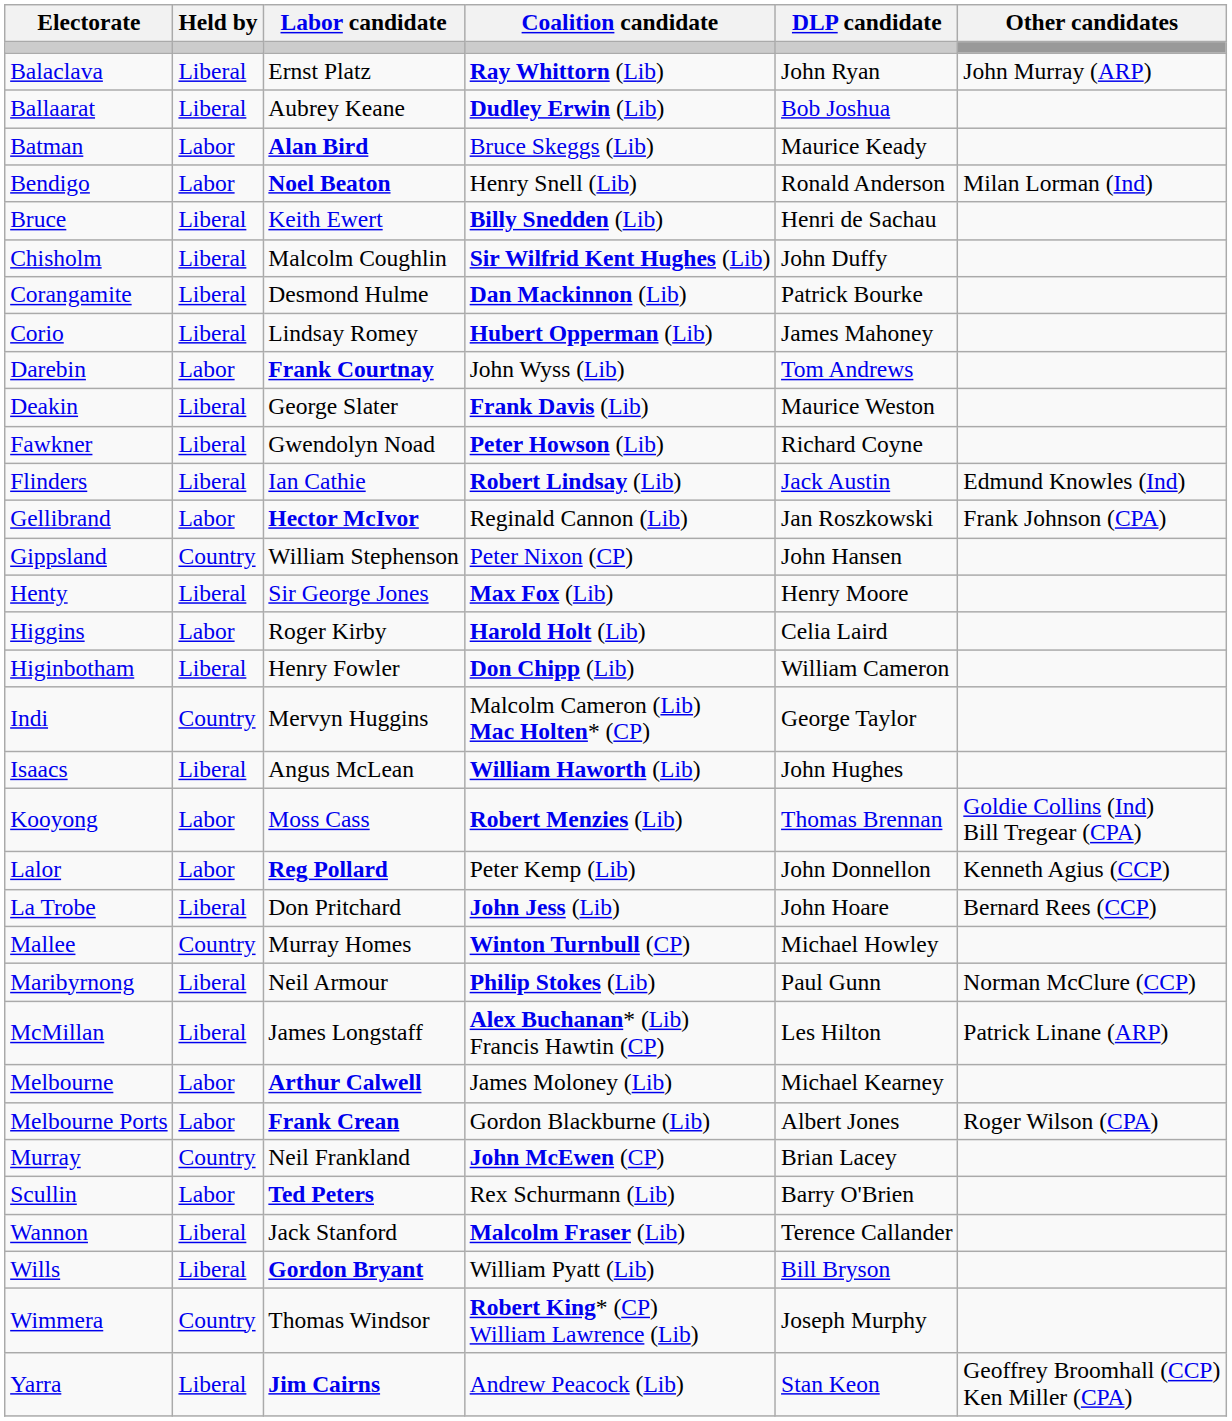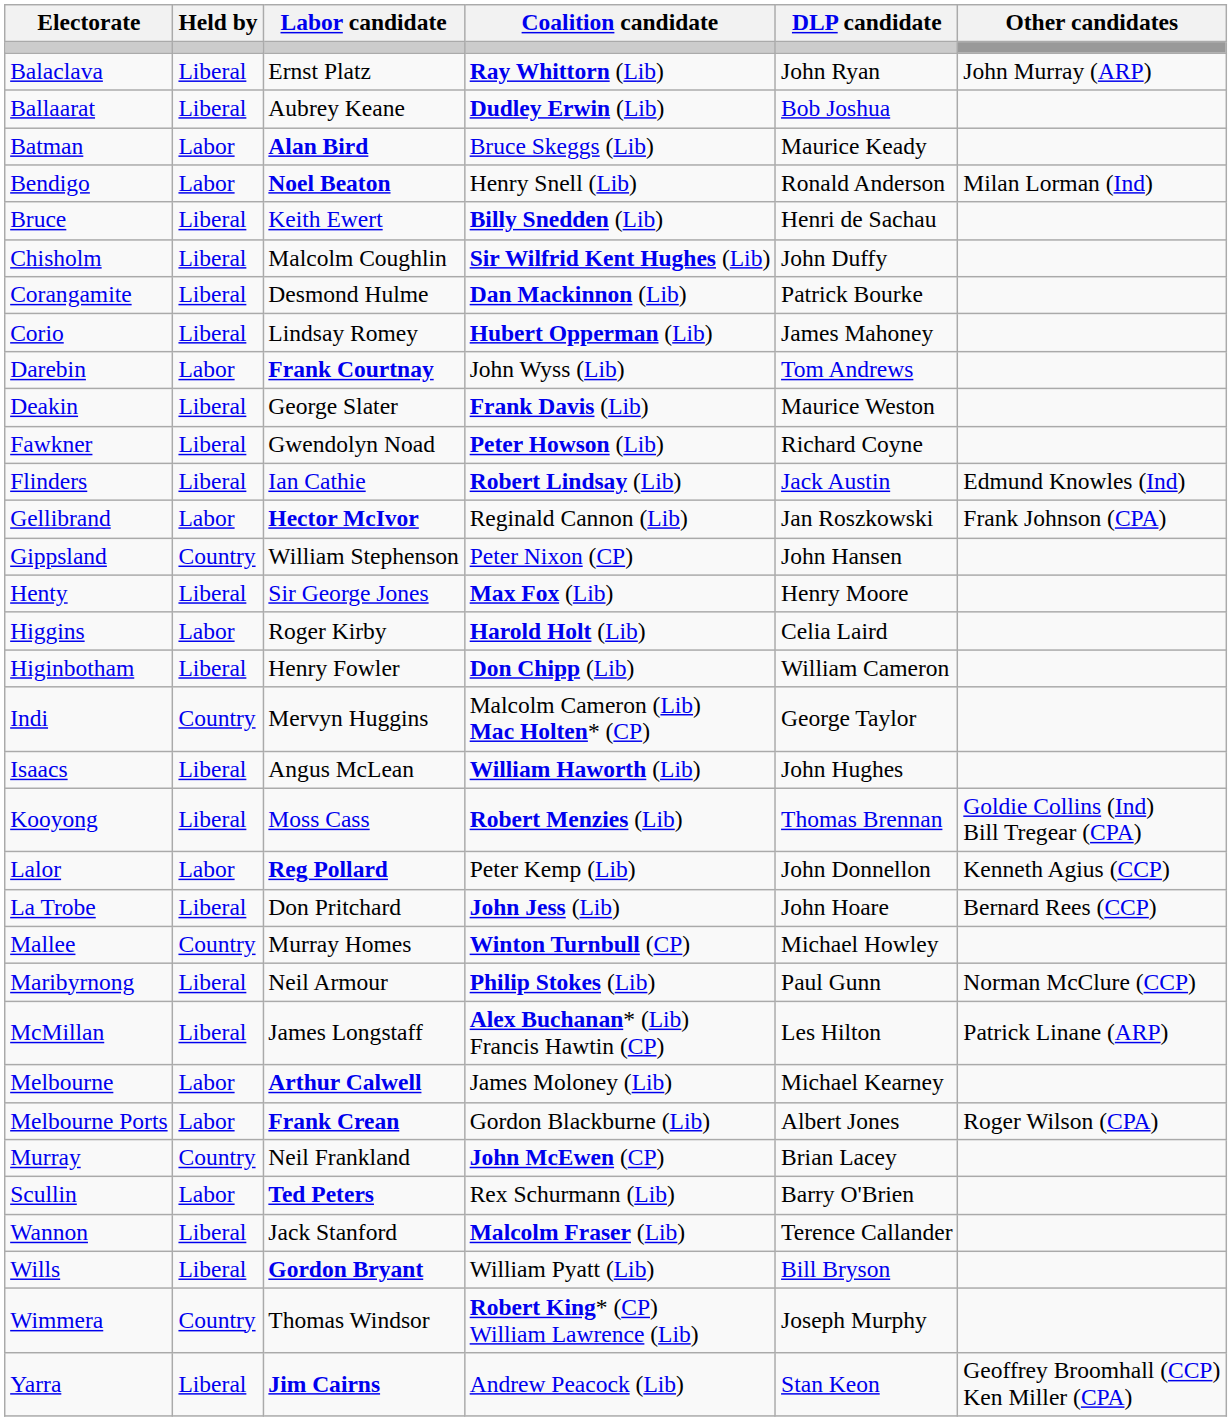(207, 819) Labor -> (212, 819) Liberal
